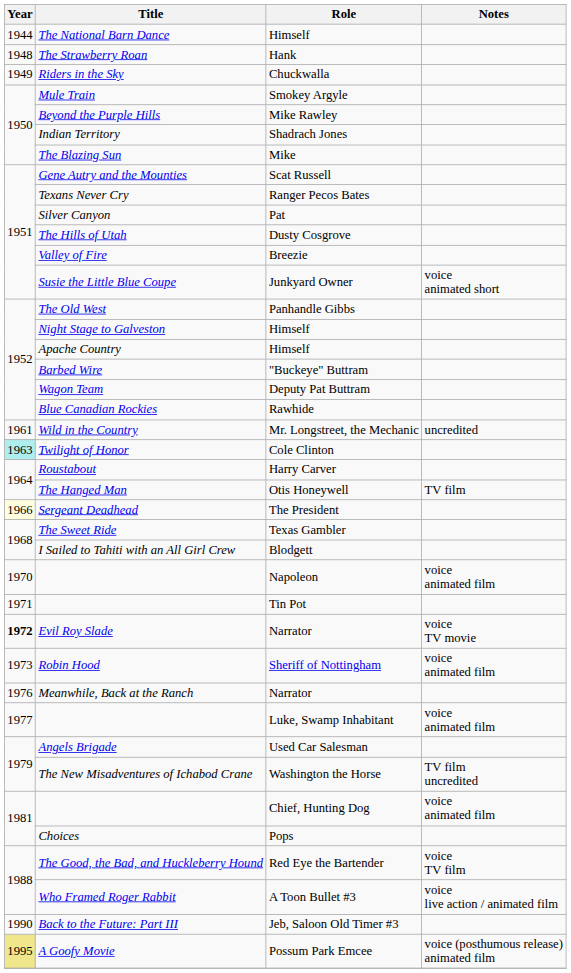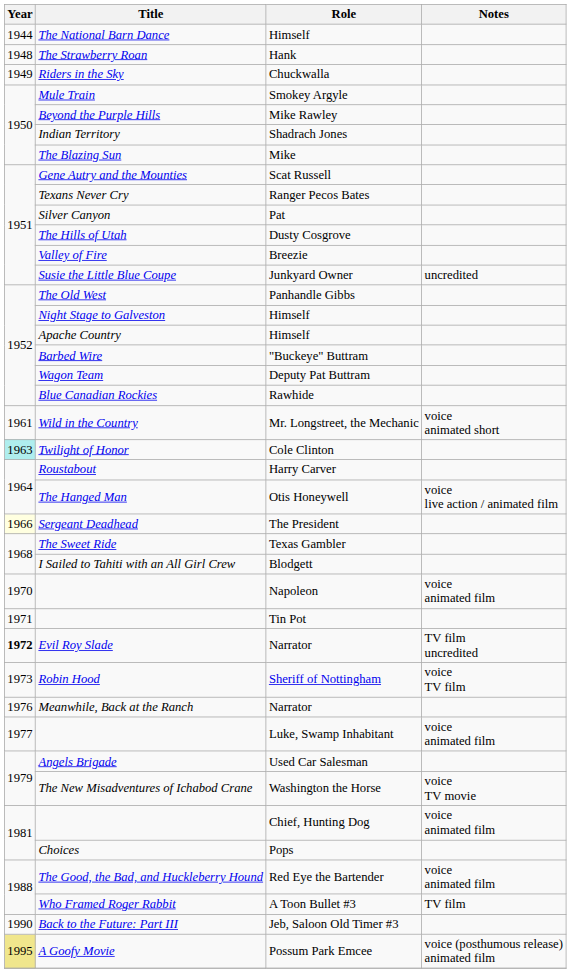(462, 282) voice animated short -> (451, 275) uncredited
(451, 429) uncredited -> (462, 422) voice animated short
(445, 489) TV film -> (491, 496) voice live action / animated film
(450, 631) voice TV movie -> (451, 645) TV film uncredited
(460, 665) voice animated film -> (445, 679) voice TV film
(451, 774) TV film uncredited -> (450, 788) voice TV movie
(445, 862) voice TV film -> (460, 877) voice animated film
(491, 897) voice live action / animated film -> (445, 904) TV film
